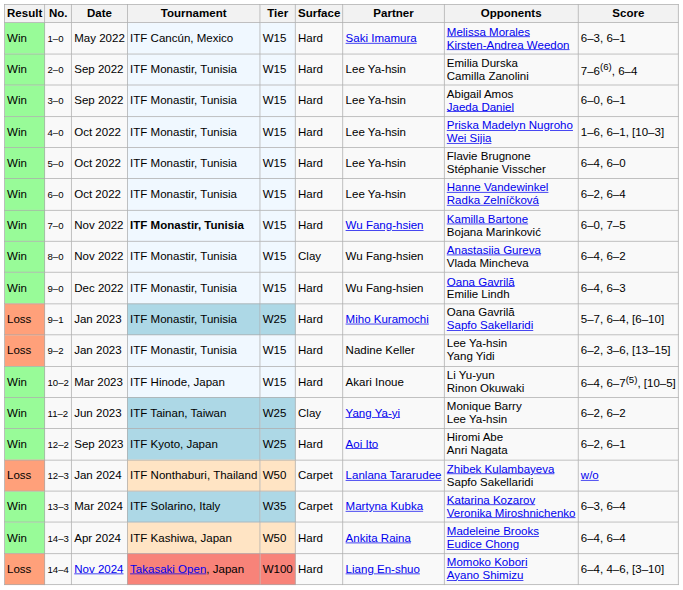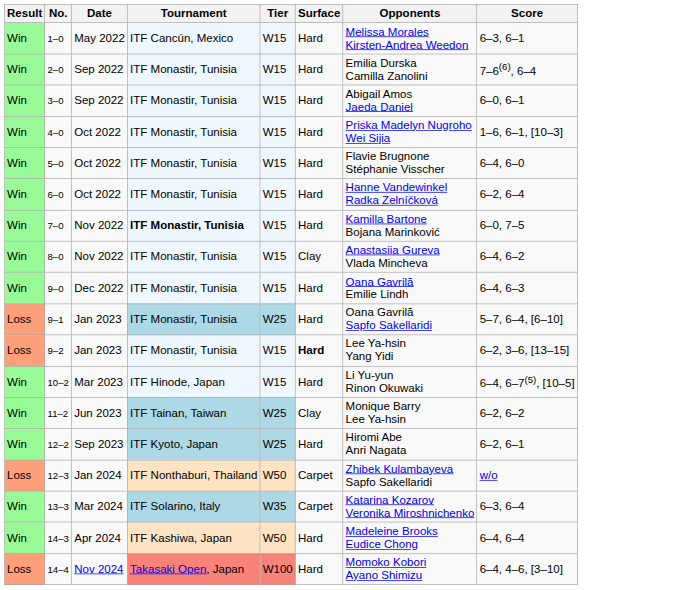- column: (394, 13)
(311, 350) normal -> (311, 350) bold
